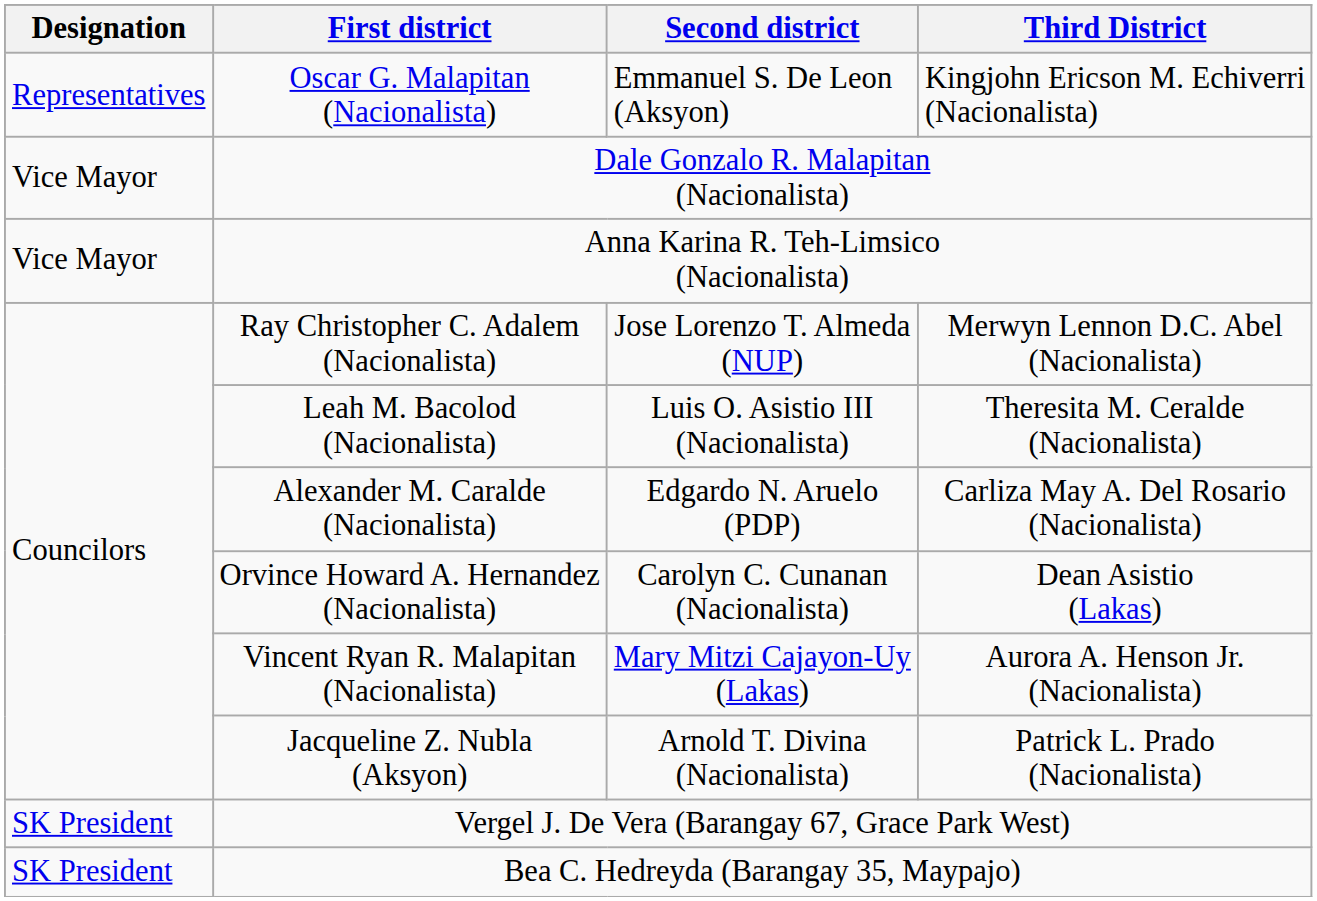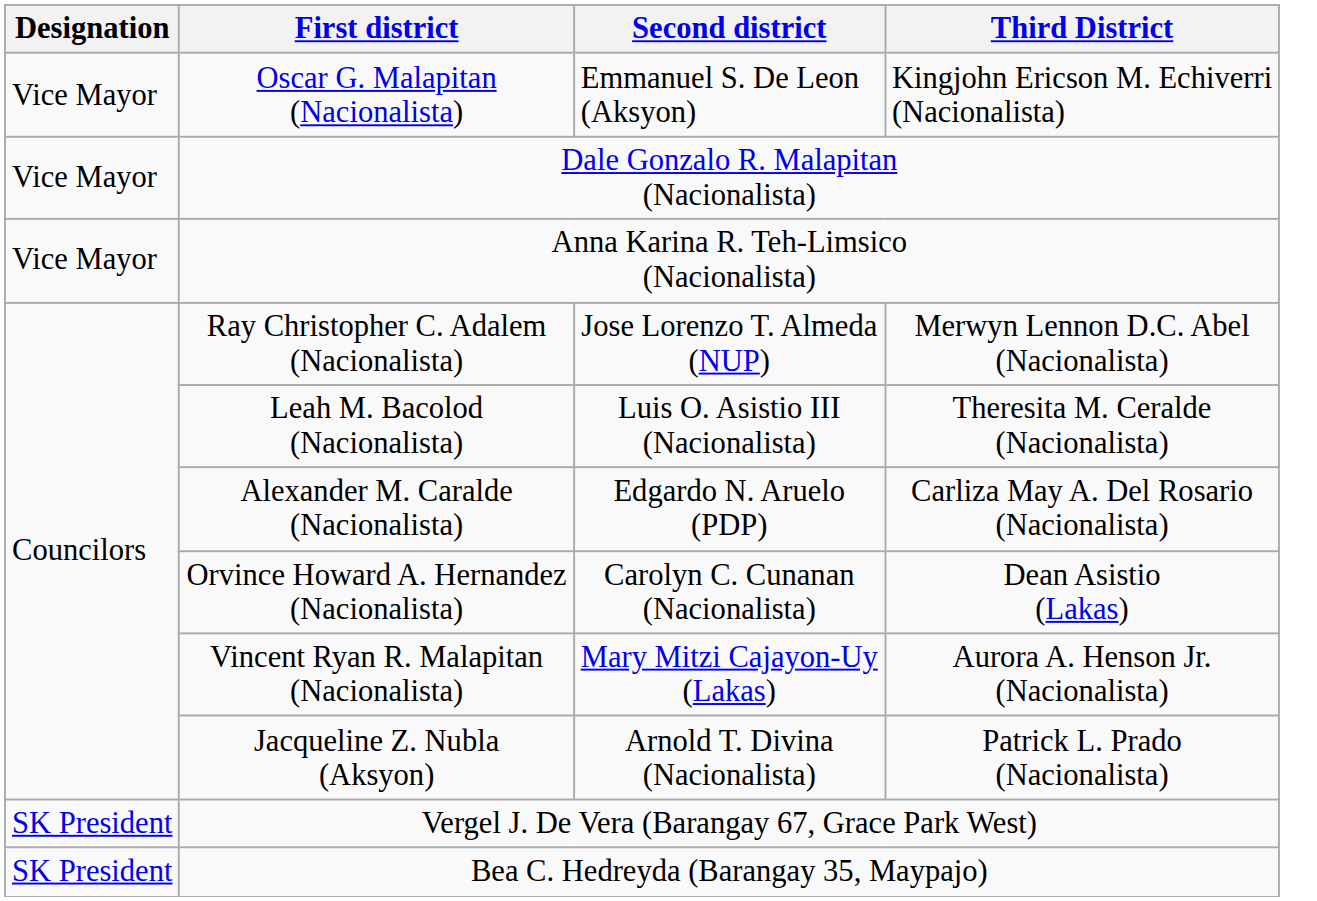(109, 94) Representatives -> (84, 94) Vice Mayor
